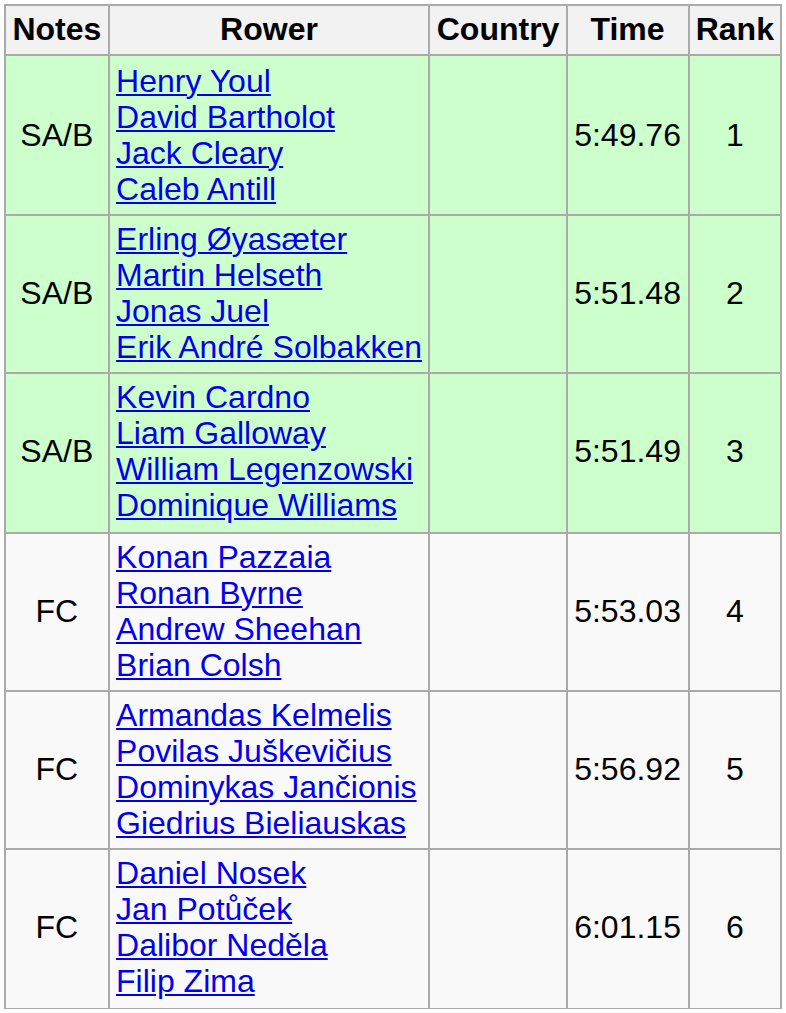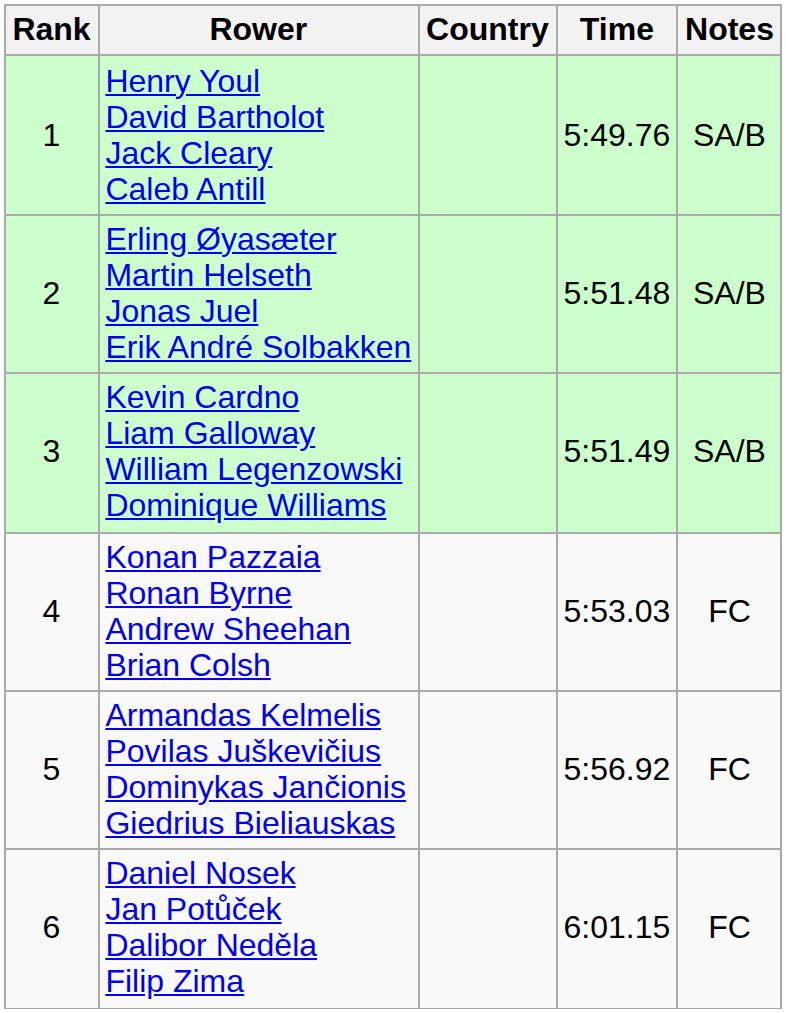columns swapped: (735, 29) <-> (57, 29)
